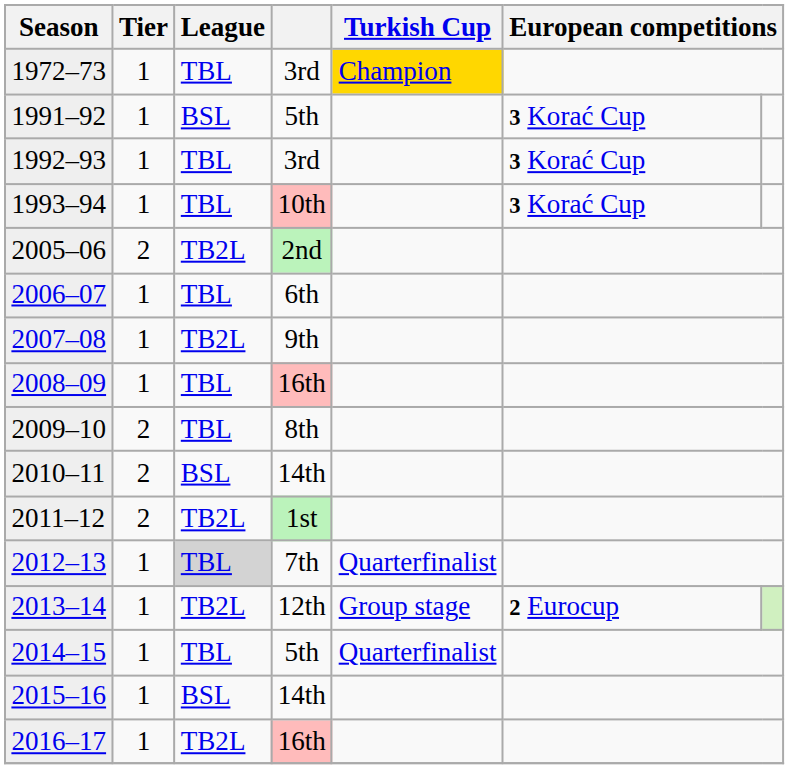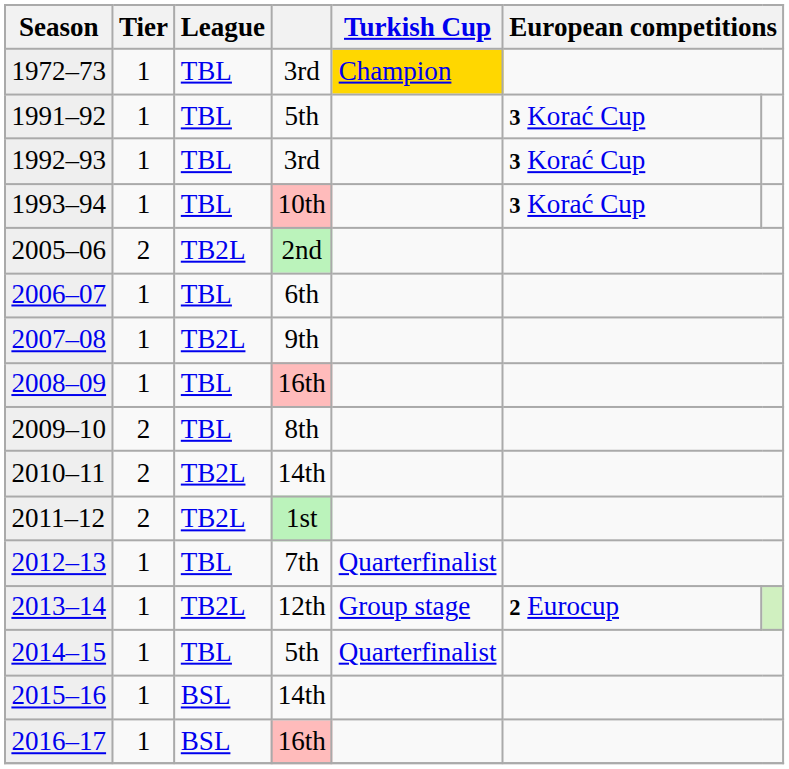(206, 115) BSL -> (206, 115) TBL
(206, 472) BSL -> (213, 472) TB2L
(206, 562) lightgrey background -> (206, 562) no background
(213, 740) TB2L -> (206, 740) BSL
